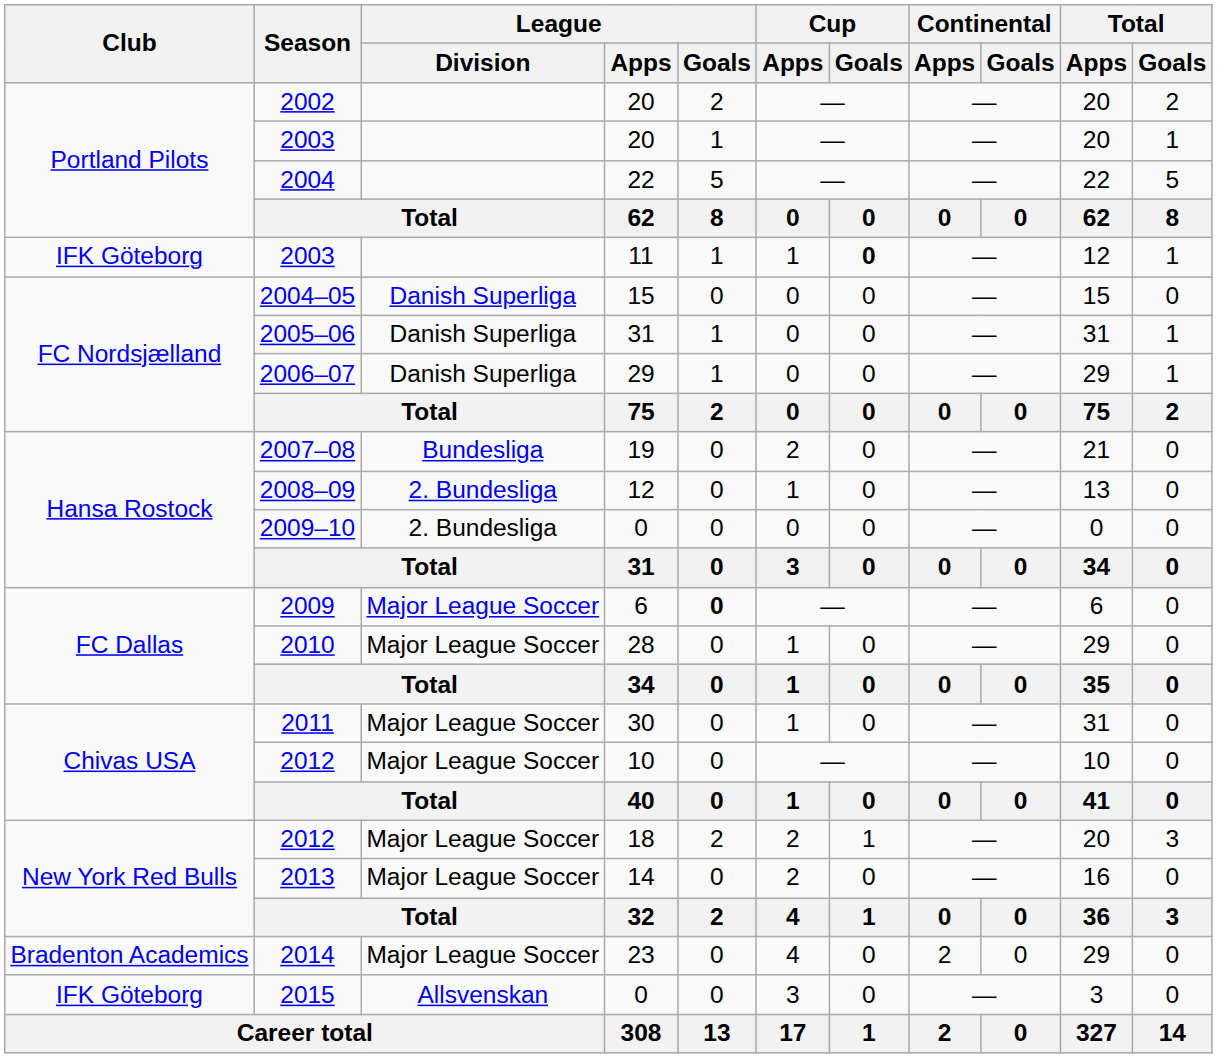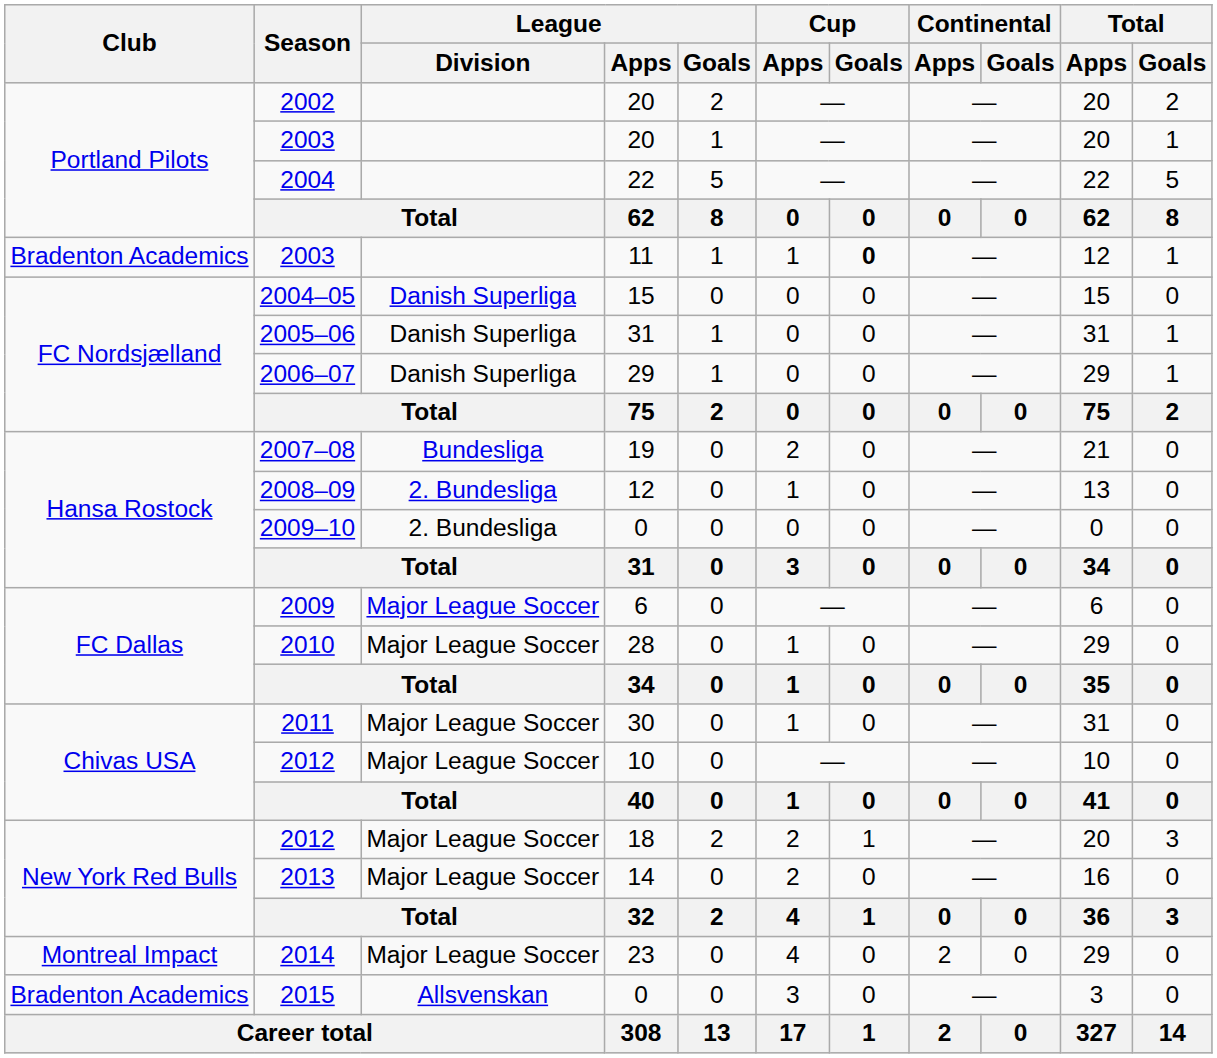(129, 256) IFK Göteborg -> (129, 256) Bradenton Academics
(717, 606) bold -> (717, 606) normal
(129, 955) Bradenton Academics -> (129, 955) Montreal Impact
(129, 994) IFK Göteborg -> (129, 994) Bradenton Academics
